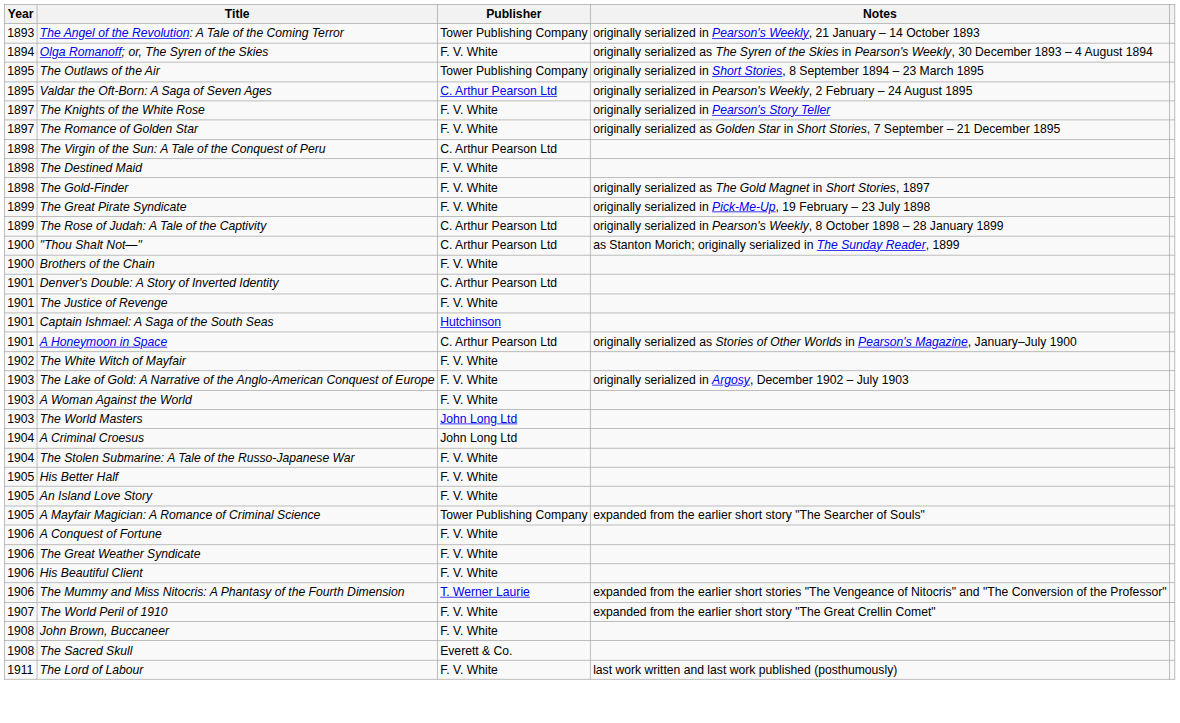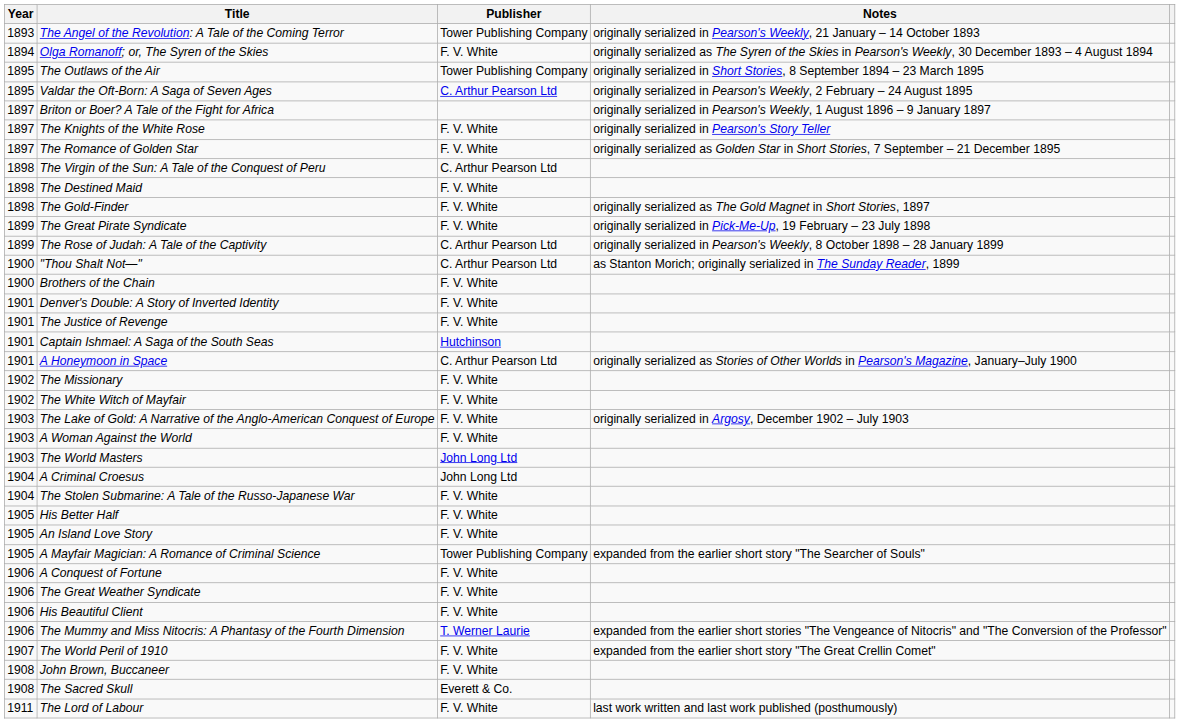+ row: (157, 110)
(499, 284) C. Arthur Pearson Ltd -> (469, 303) F. V. White
+ row: (81, 380)
